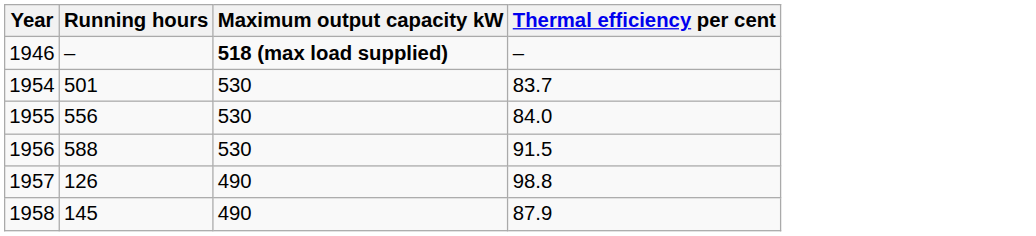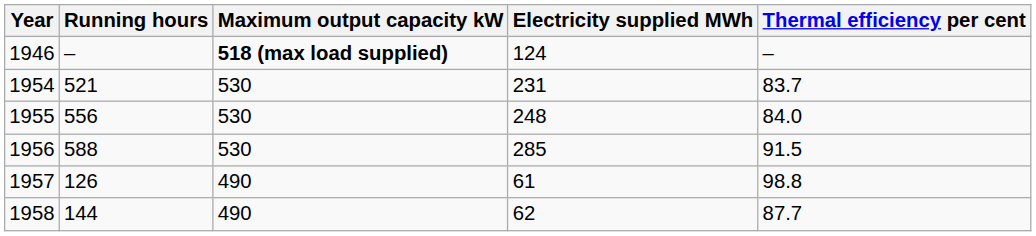+ column: (633, 20)
(81, 85) 501 -> (81, 85) 521
(81, 213) 145 -> (81, 213) 144
(533, 213) 87.9 -> (782, 213) 87.7
